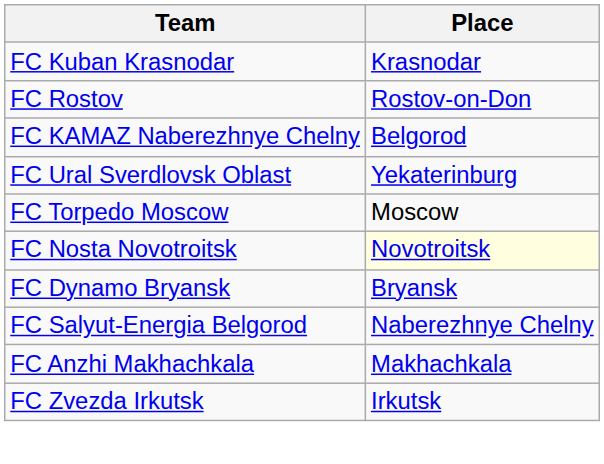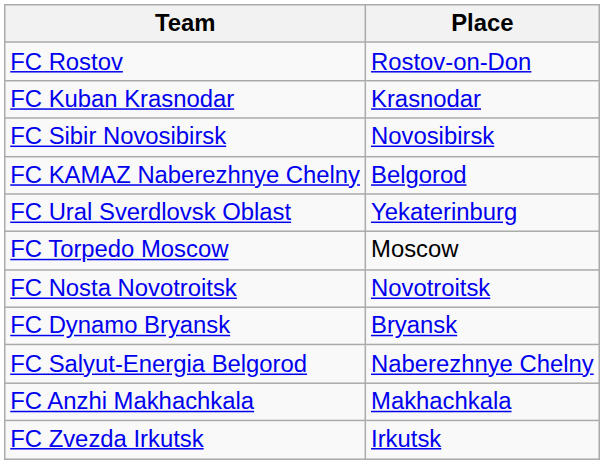rows swapped: (122, 61) <-> (67, 99)
+ row: (118, 136)
(431, 250) lightyellow background -> (431, 288) no background
